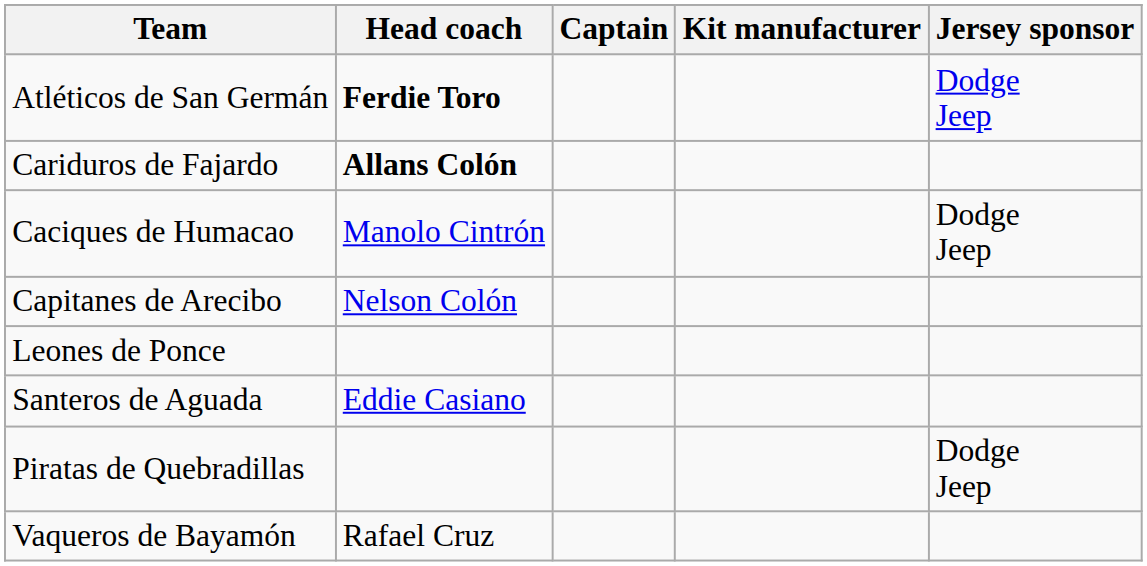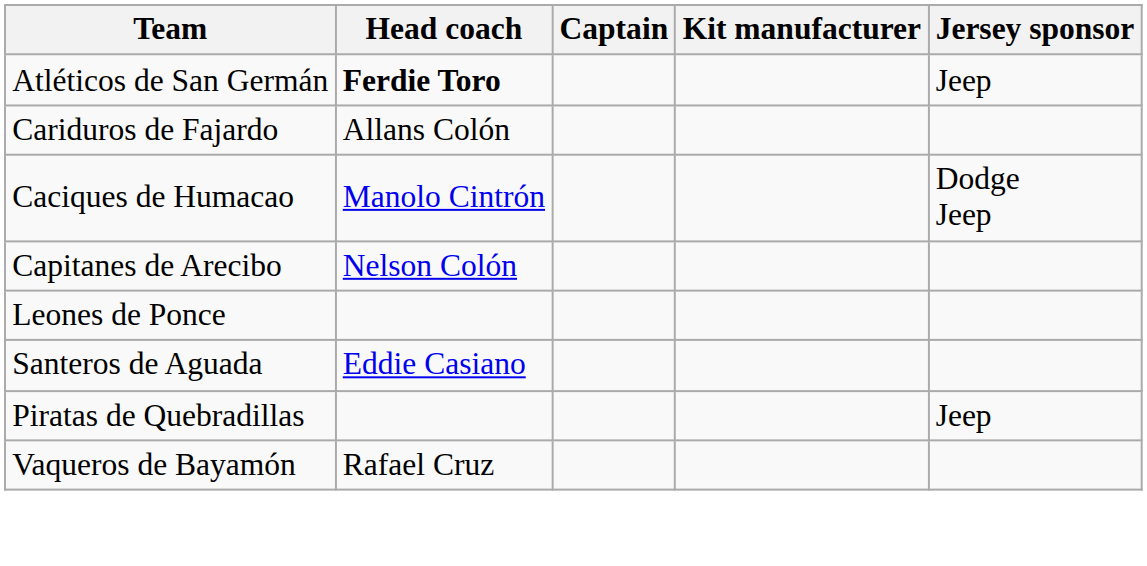(978, 97) Dodge Jeep -> (964, 79) Jeep
(430, 164) bold -> (426, 129) normal
(978, 468) Dodge Jeep -> (964, 414) Jeep
